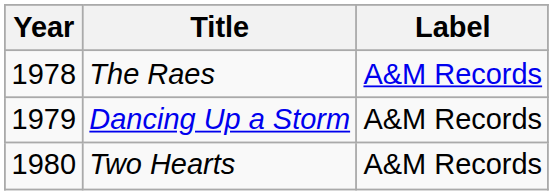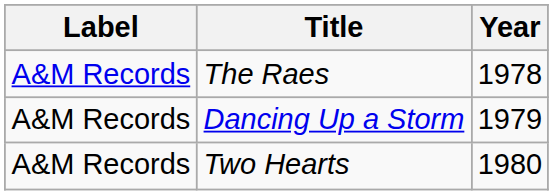columns swapped: (44, 27) <-> (453, 27)
